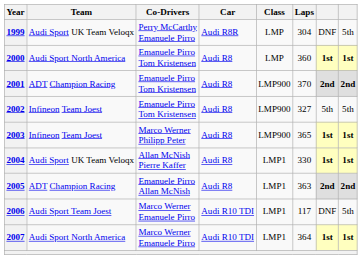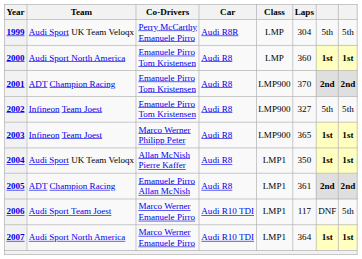(327, 32) DNF -> (327, 32) 5th
(304, 161) 330 -> (304, 161) 350
(304, 186) 363 -> (304, 186) 361
